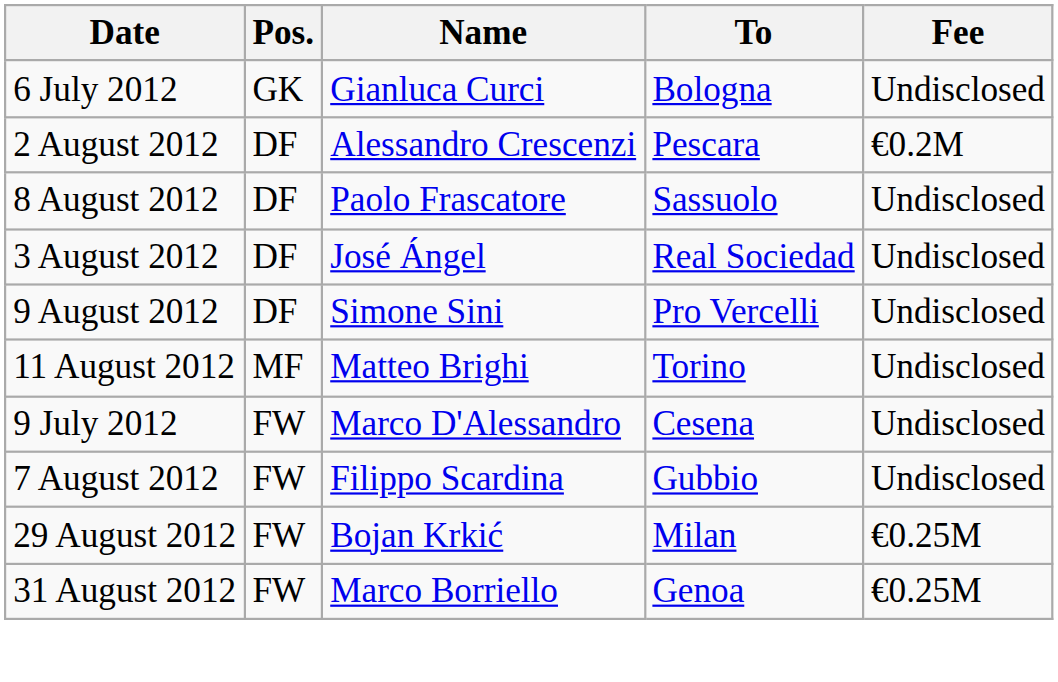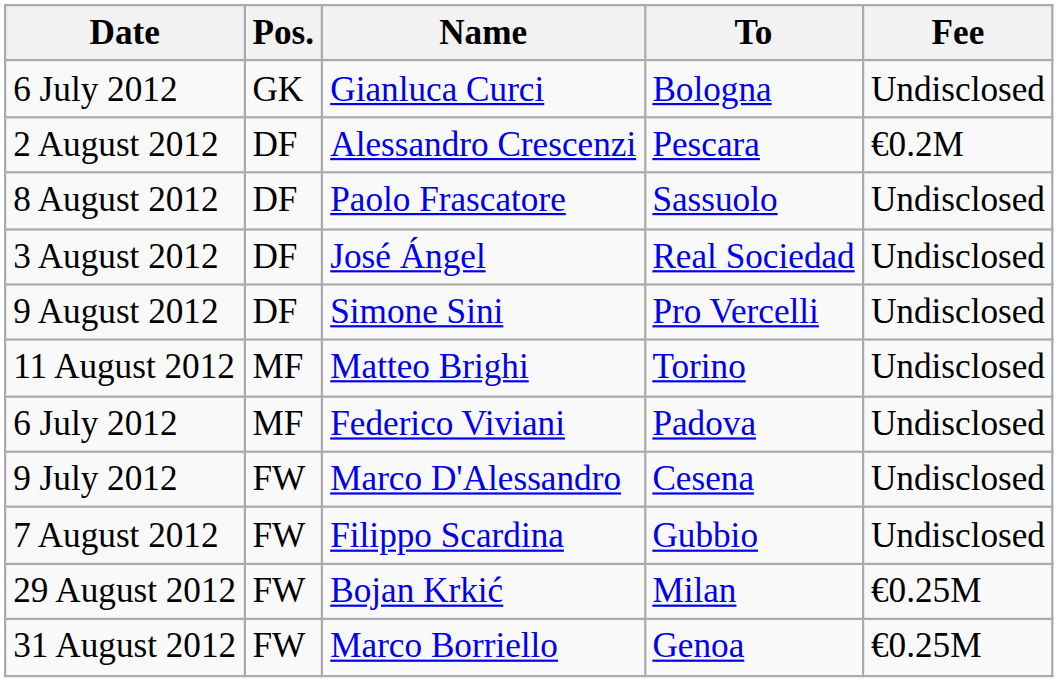+ row: (448, 423)
